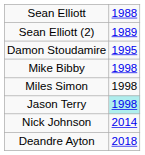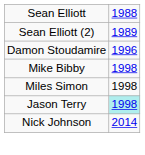(124, 50) 1995 -> (124, 50) 1996
- row: (57, 141)
